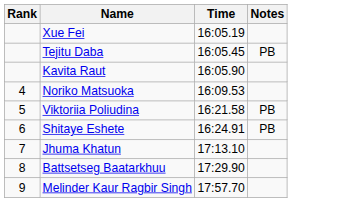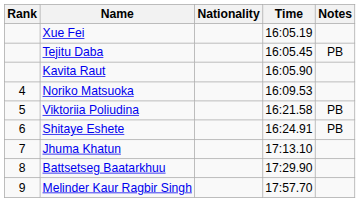+ column: (229, 14)
